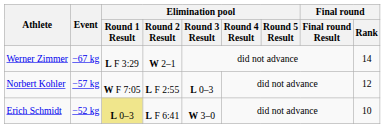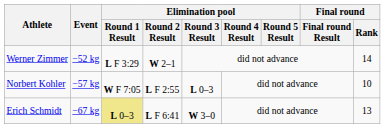(86, 58) −67 kg -> (86, 58) −52 kg
(367, 84) 12 -> (367, 84) 10
(86, 110) −52 kg -> (86, 110) −67 kg
(367, 110) 10 -> (367, 110) 13
